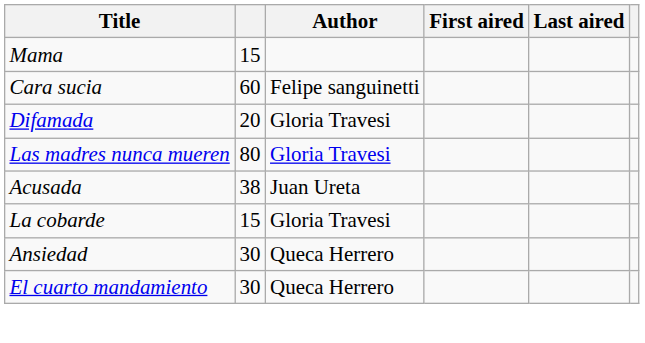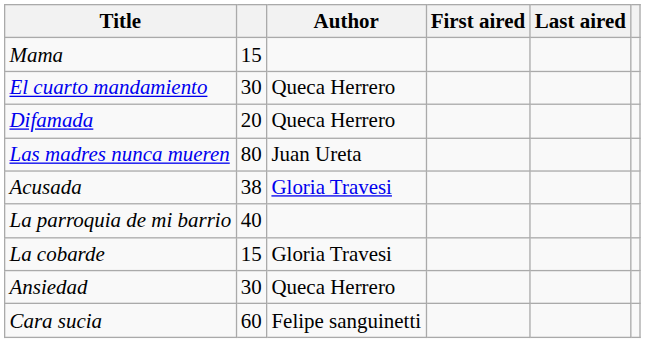rows swapped: (108, 287) <-> (56, 87)
(330, 120) Gloria Travesi -> (333, 120) Queca Herrero
(330, 154) Gloria Travesi -> (317, 154) Juan Ureta
(315, 187) Juan Ureta -> (332, 187) Gloria Travesi
+ row: (120, 220)
